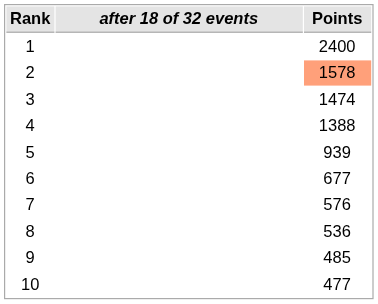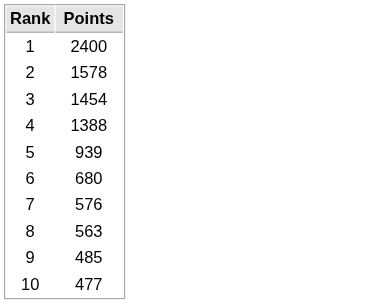- column: (179, 19)
(337, 73) lightsalmon background -> (89, 73) no background
(337, 99) 1474 -> (89, 99) 1454
(337, 179) 677 -> (89, 179) 680
(337, 231) 536 -> (89, 231) 563
